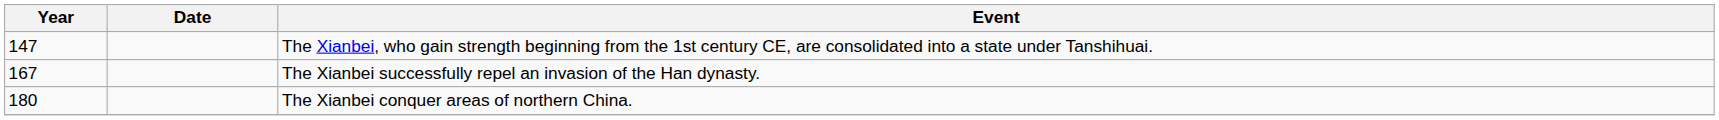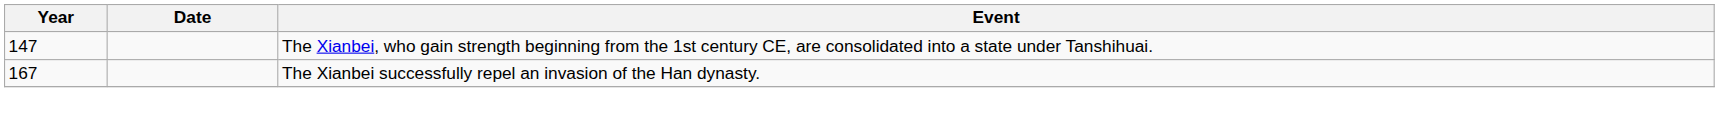- row: (457, 100)
